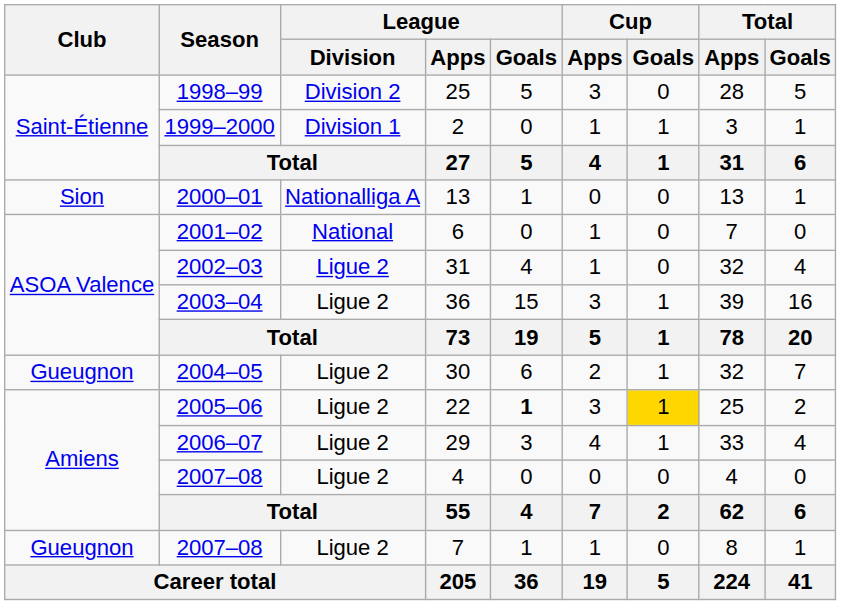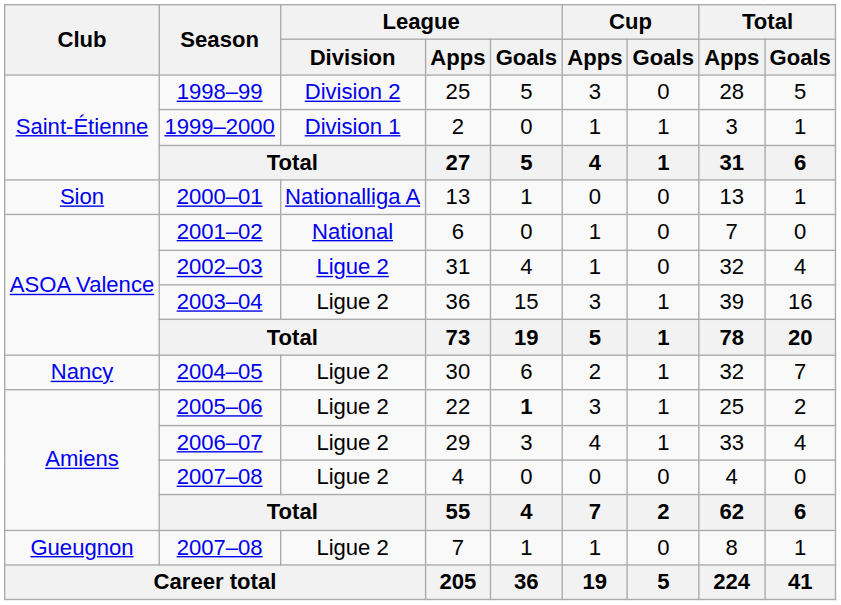(82, 372) Gueugnon -> (82, 372) Nancy
(663, 407) gold background -> (663, 407) no background
